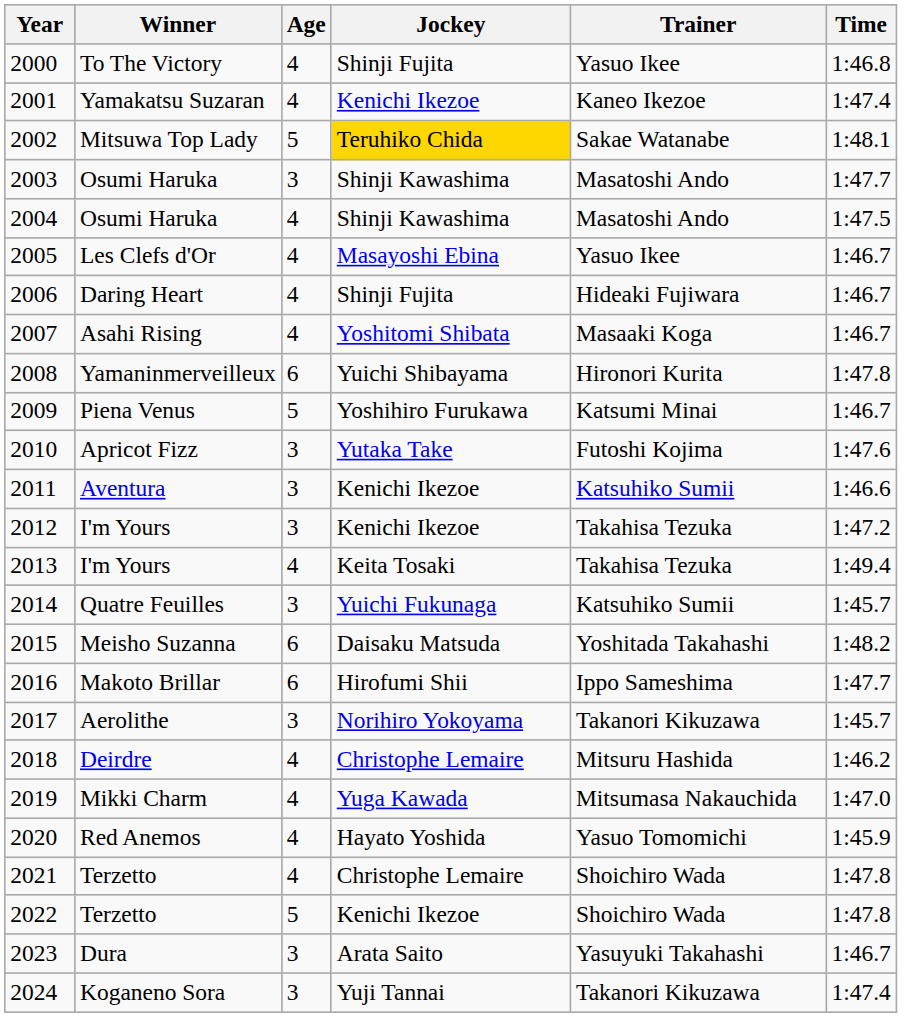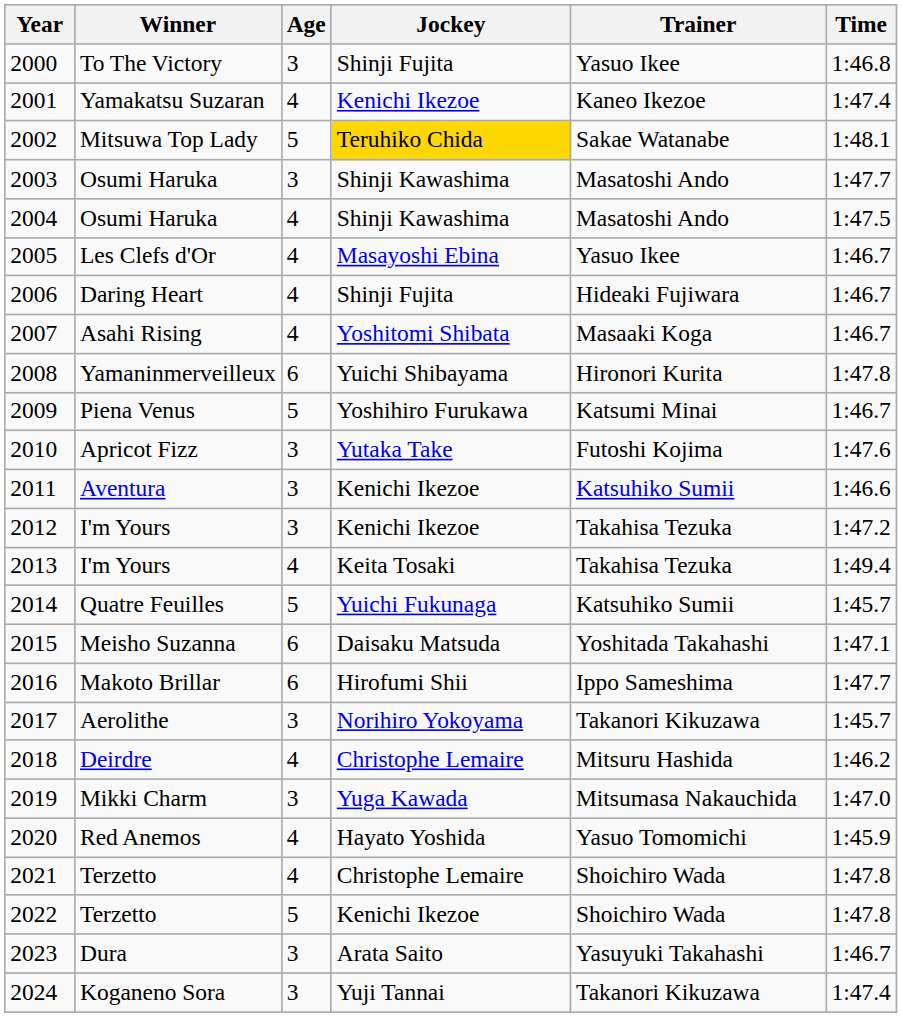(293, 62) 4 -> (293, 62) 3
(293, 604) 3 -> (293, 604) 5
(861, 643) 1:48.2 -> (861, 643) 1:47.1
(293, 798) 4 -> (293, 798) 3
